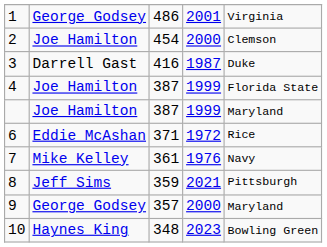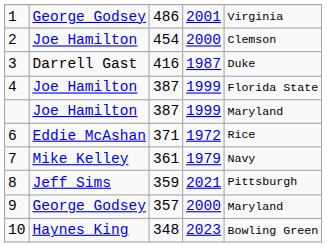(204, 159) 1976 -> (204, 159) 1979
